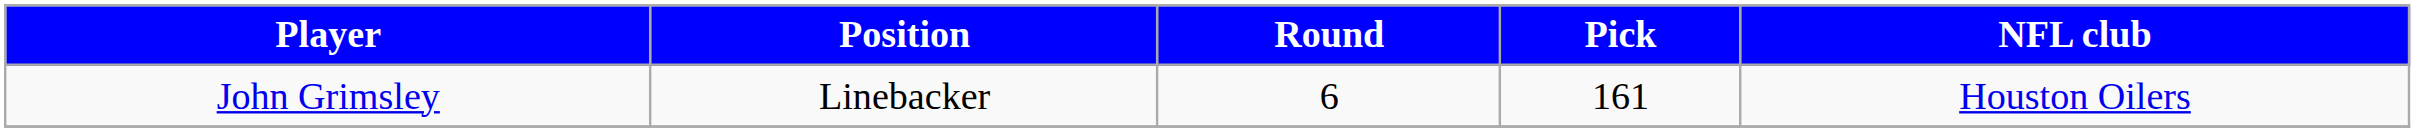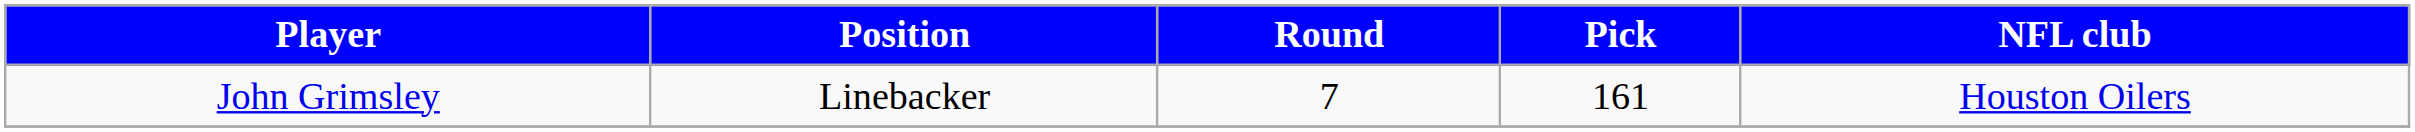(1329, 95) 6 -> (1329, 95) 7
